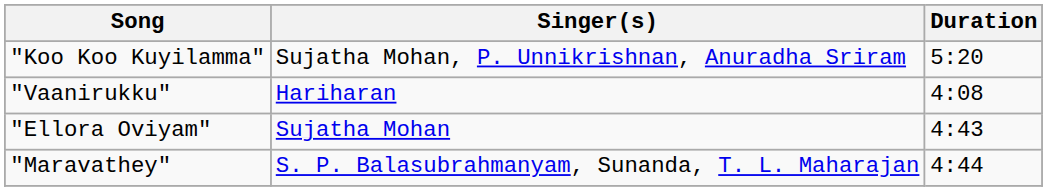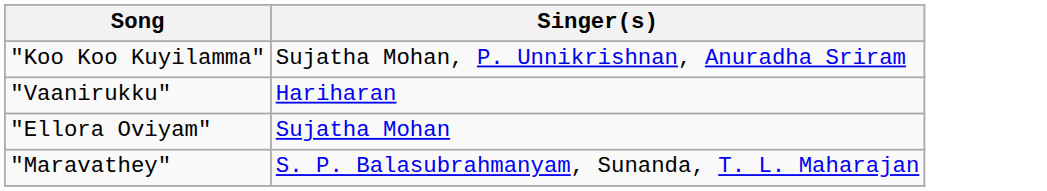- column: (984, 23)
